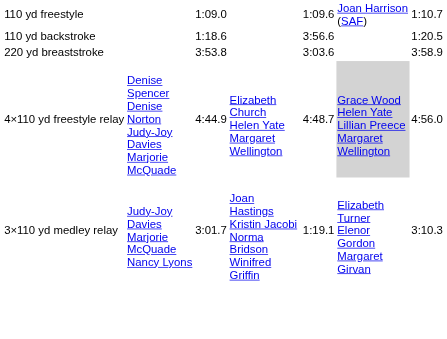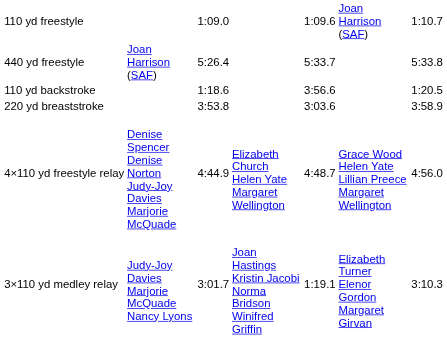+ row: (44, 62)
(371, 125) lightgrey background -> (373, 179) no background
